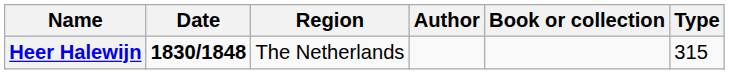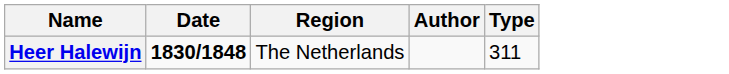- column: (577, 20)
(691, 52) 315 -> (505, 52) 311
